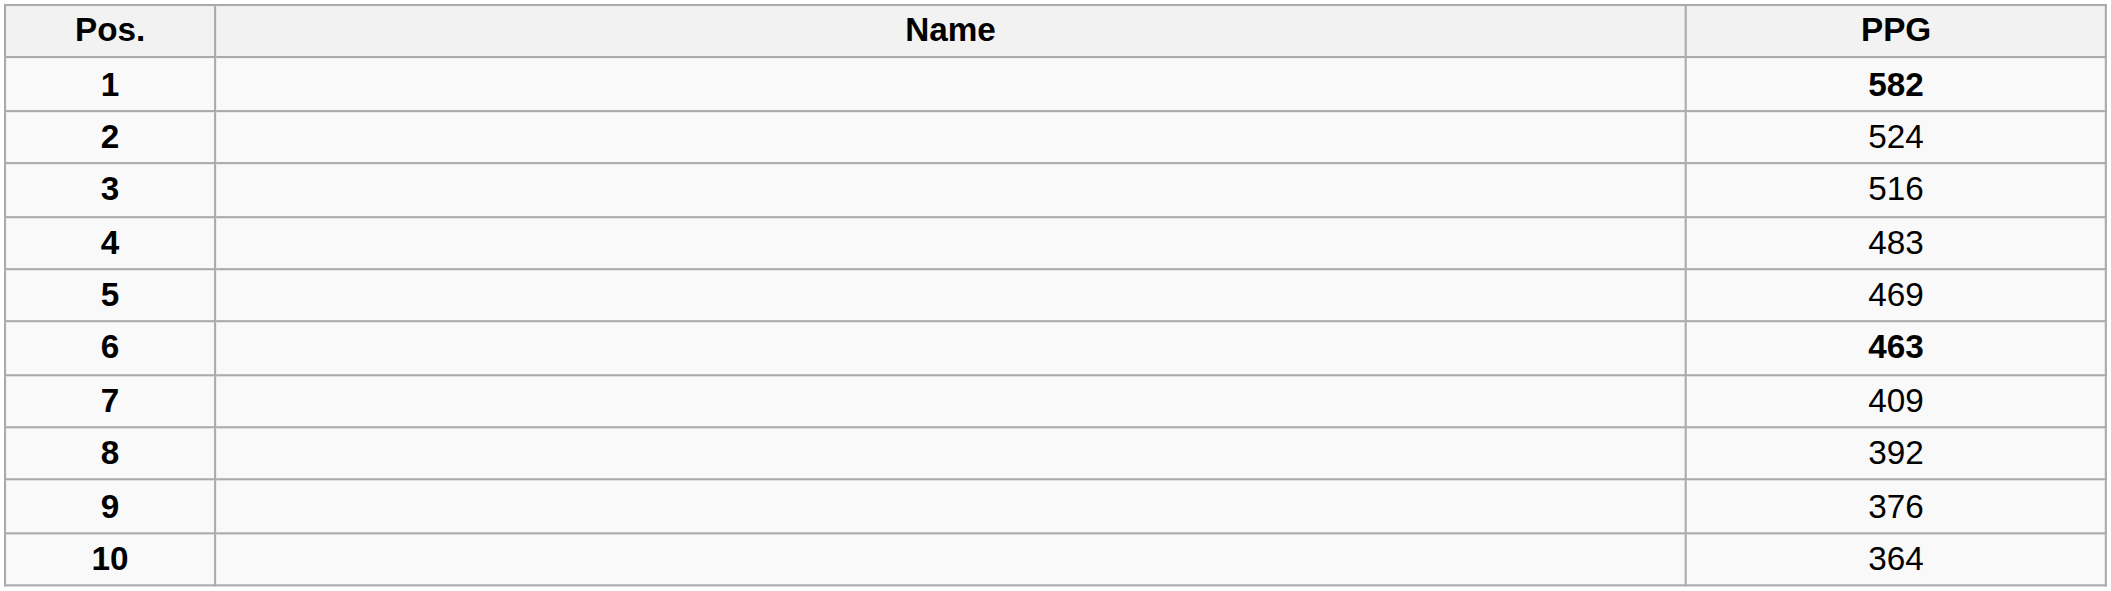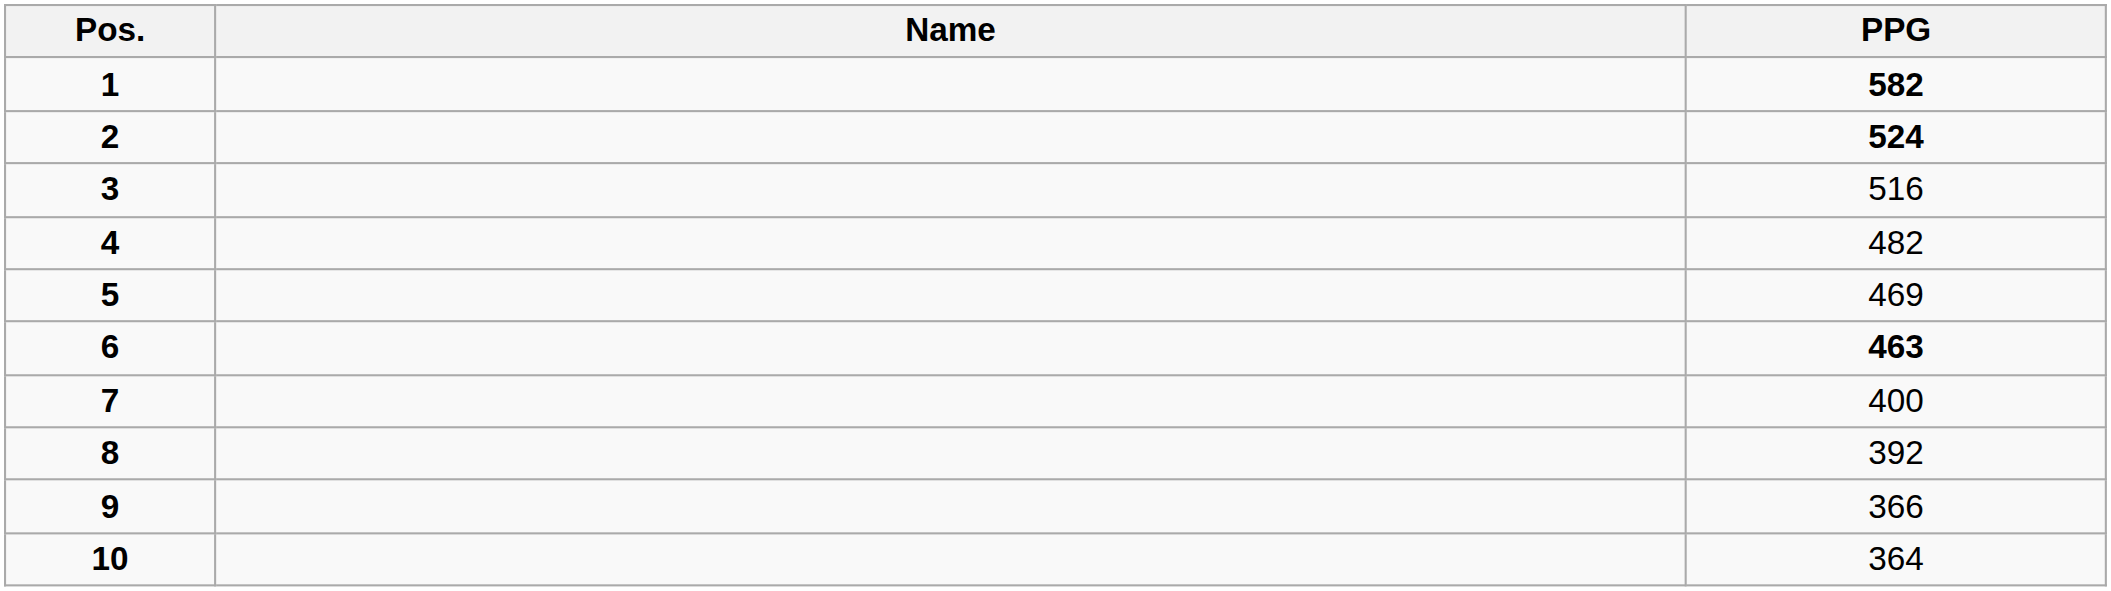(1896, 136) normal -> (1896, 136) bold
(1896, 242) 483 -> (1896, 242) 482
(1896, 400) 409 -> (1896, 400) 400
(1896, 505) 376 -> (1896, 505) 366
